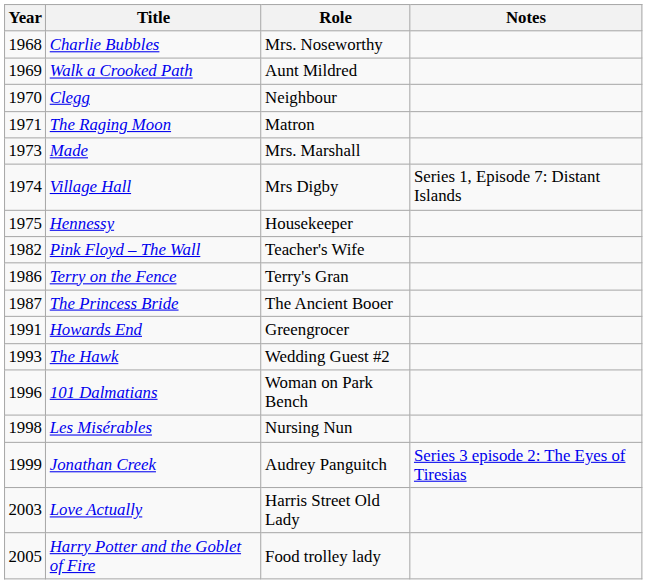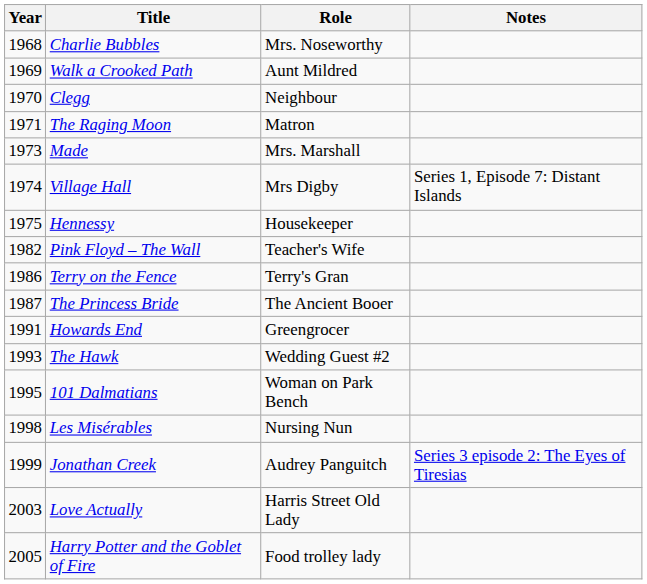(25, 392) 1996 -> (25, 392) 1995
